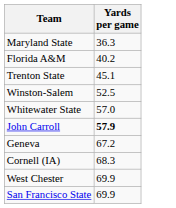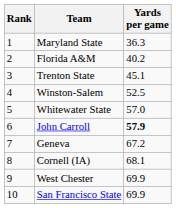+ column: (19, 19)
(106, 161) 68.3 -> (136, 161) 68.1
